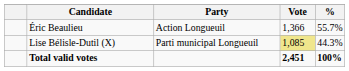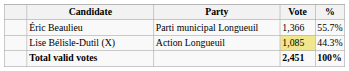(190, 27) Action Longueuil -> (207, 27) Parti municipal Longueuil
(207, 43) Parti municipal Longueuil -> (190, 43) Action Longueuil
